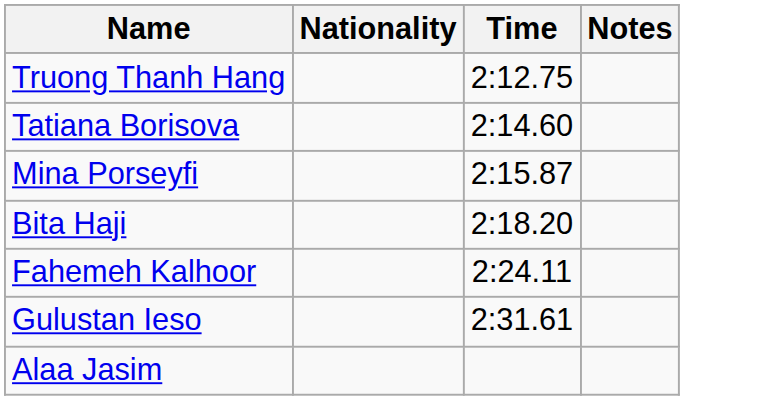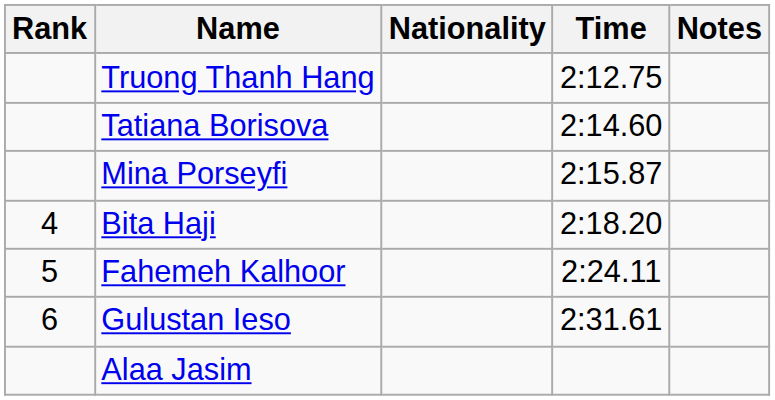+ column: (50, 28)
